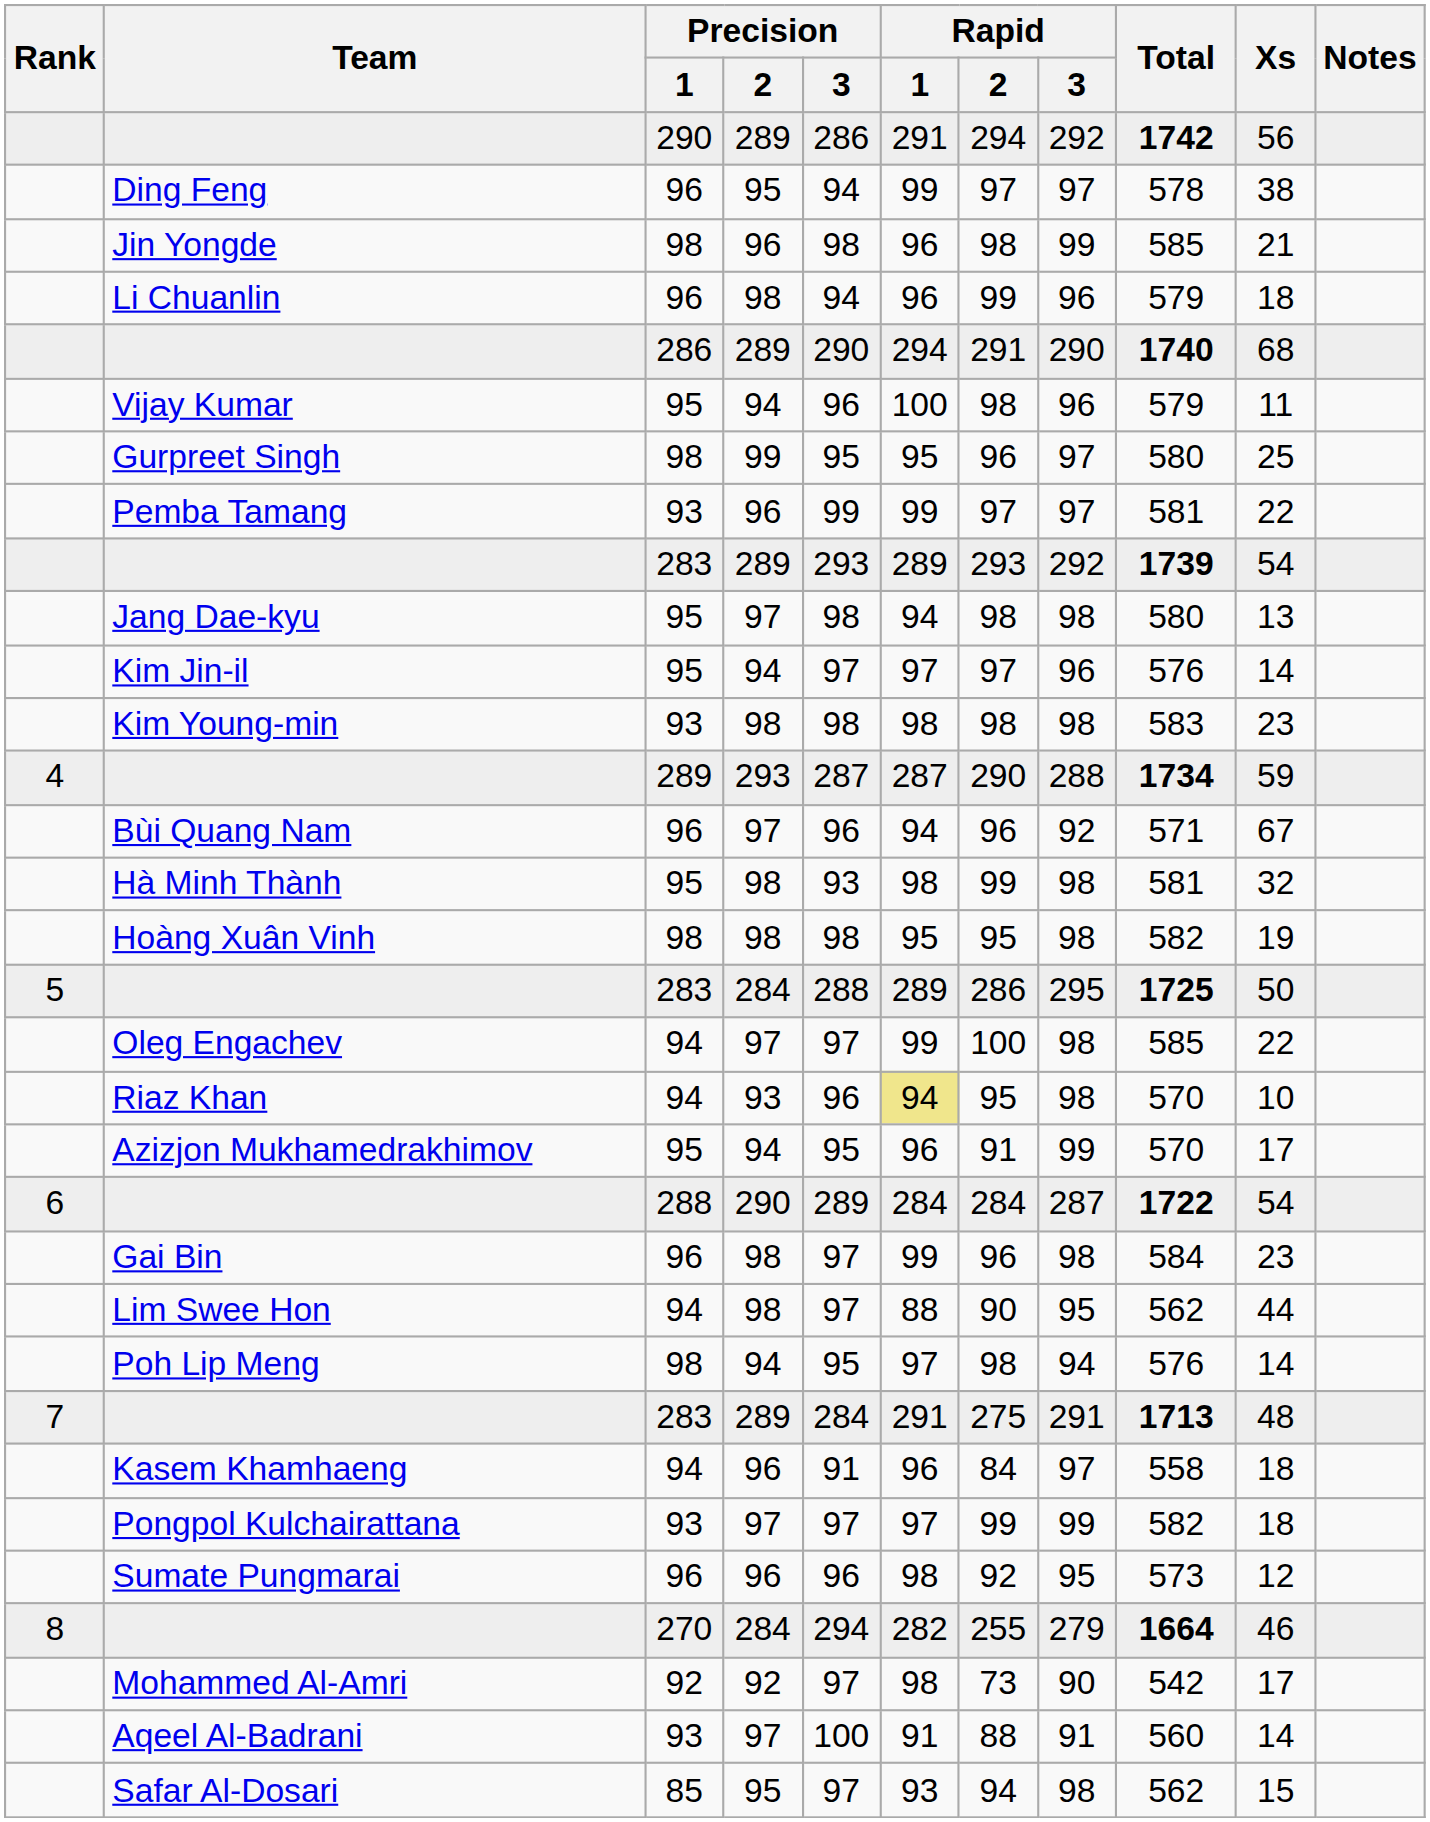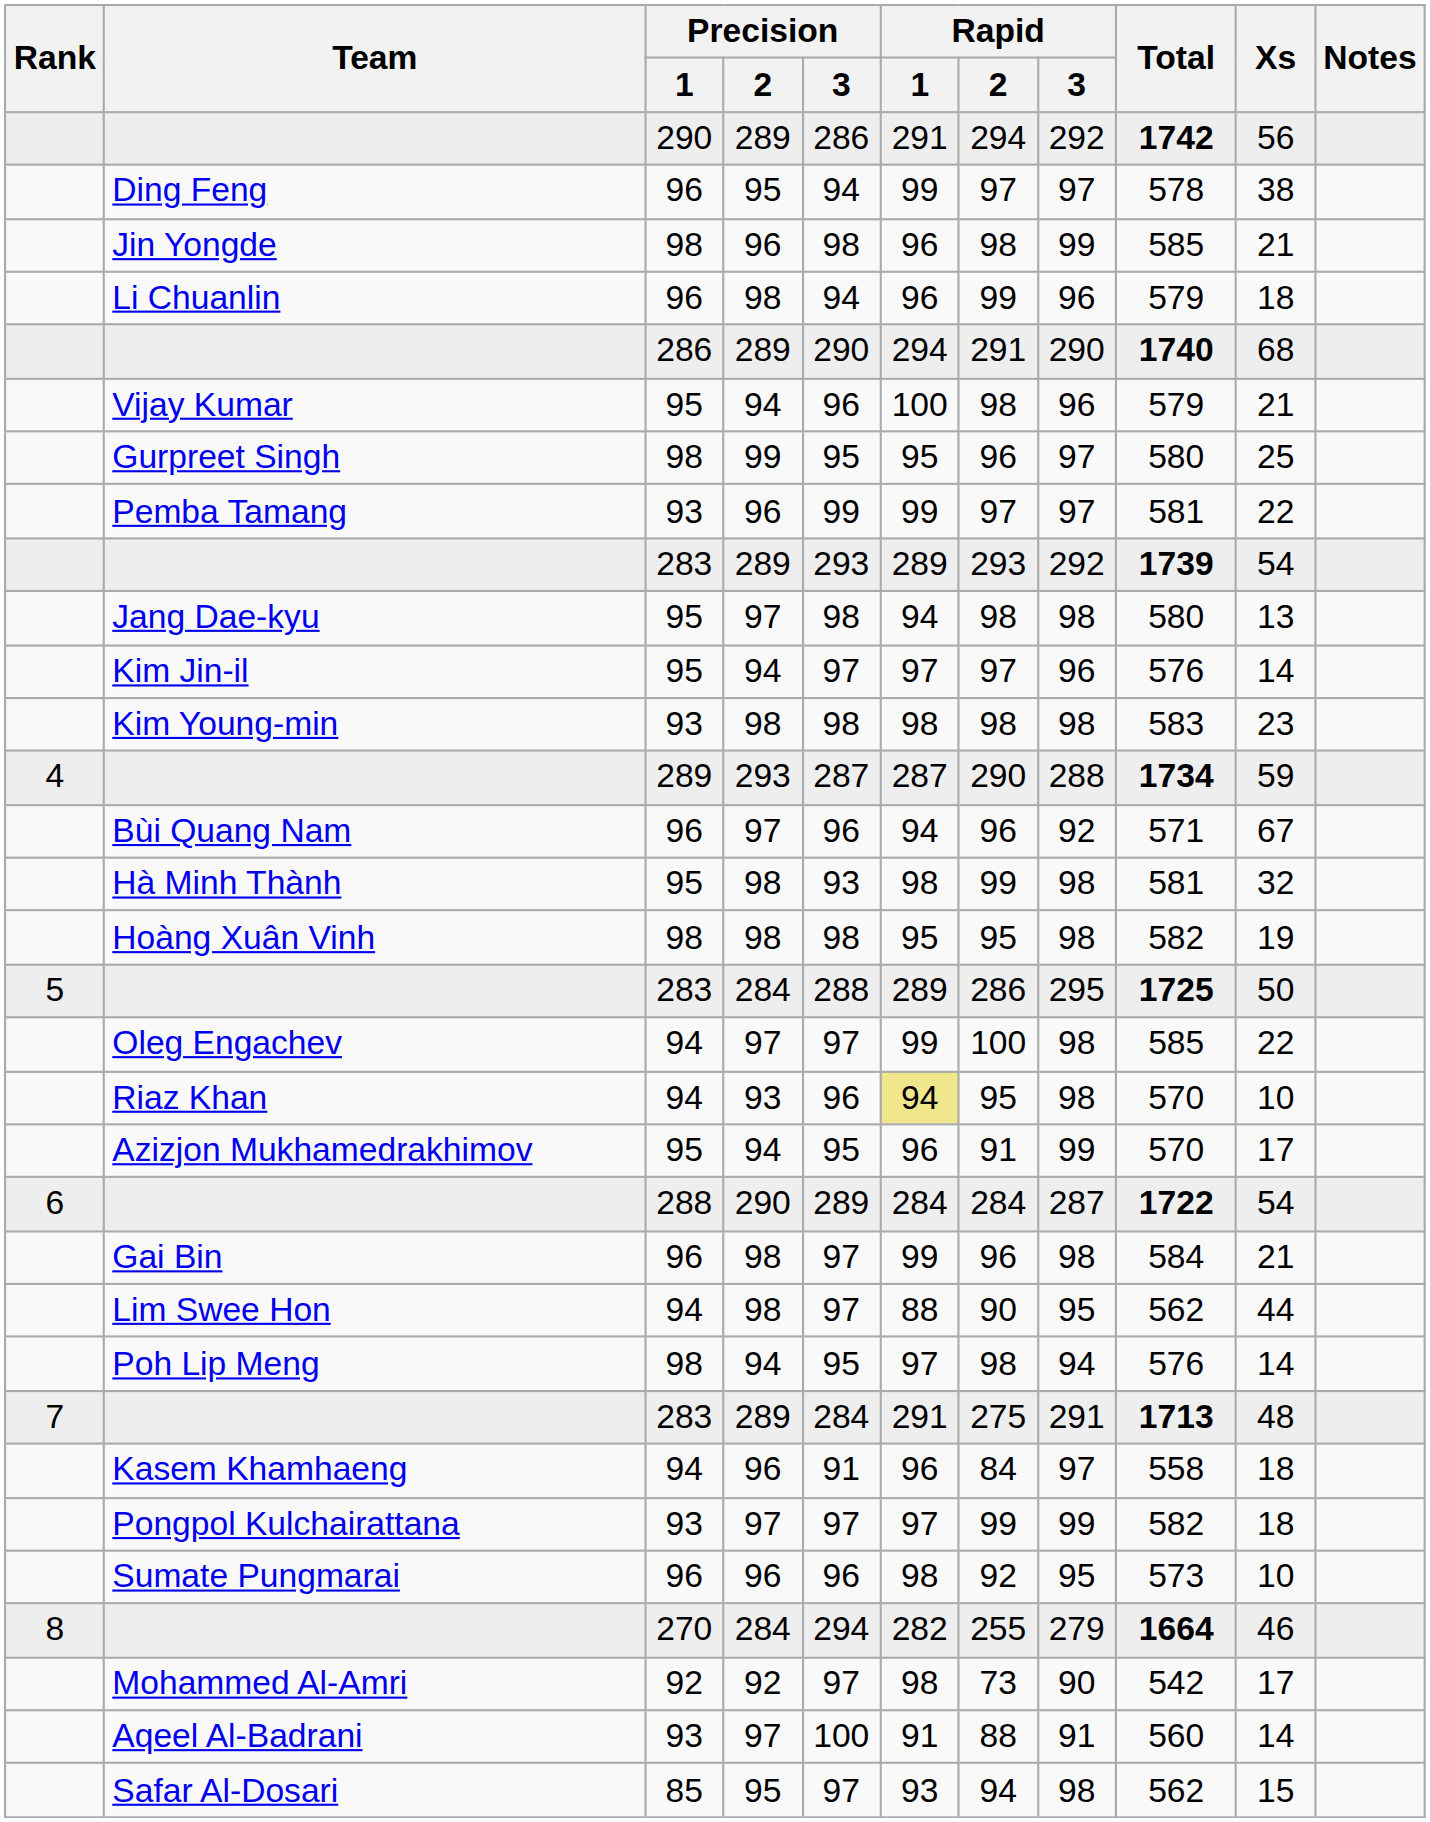(1276, 404) 11 -> (1276, 404) 21
(1276, 1256) 23 -> (1276, 1256) 21
(1276, 1576) 12 -> (1276, 1576) 10
